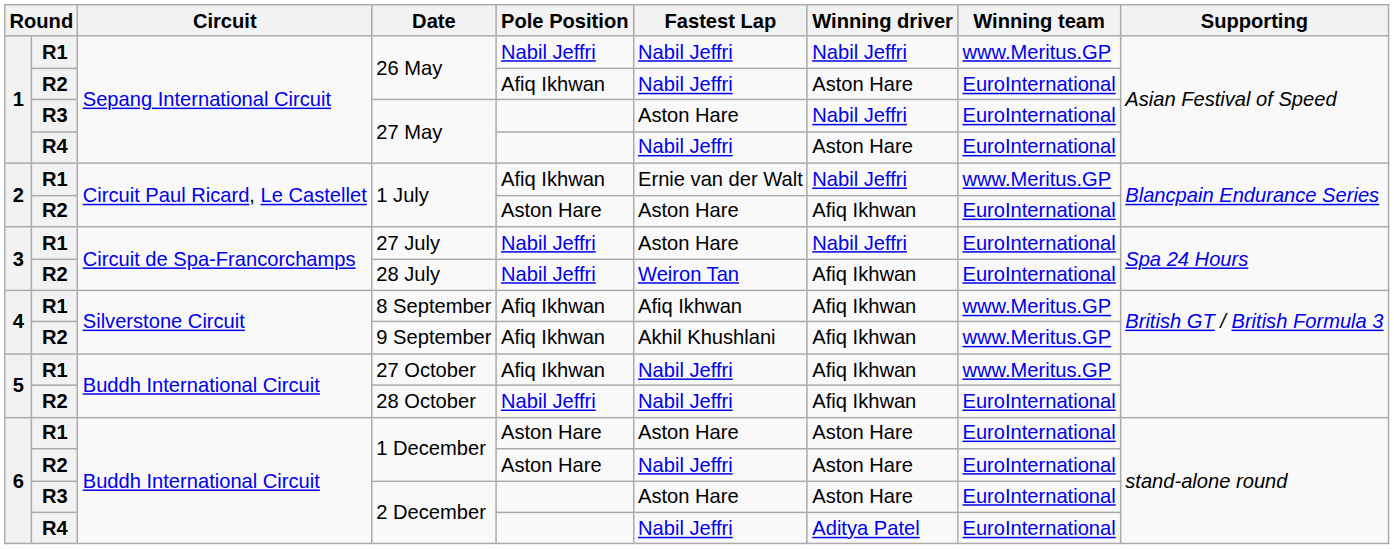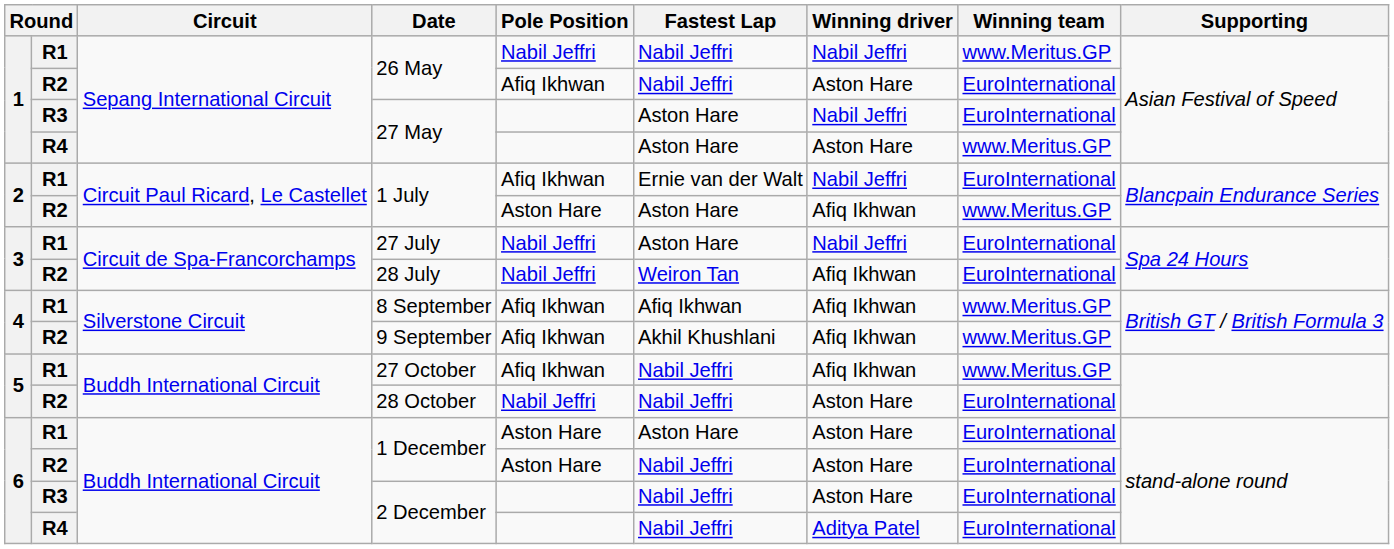(685, 147) Nabil Jeffri -> (688, 147) Aston Hare
(1039, 147) EuroInternational -> (1037, 147) www.Meritus.GP
(1037, 179) www.Meritus.GP -> (1039, 179) EuroInternational
(1039, 211) EuroInternational -> (1037, 211) www.Meritus.GP
(864, 401) Afiq Ikhwan -> (863, 401) Aston Hare
(688, 496) Aston Hare -> (685, 496) Nabil Jeffri
